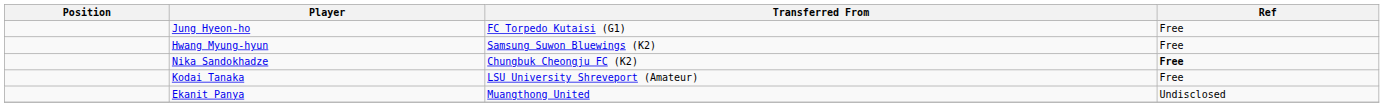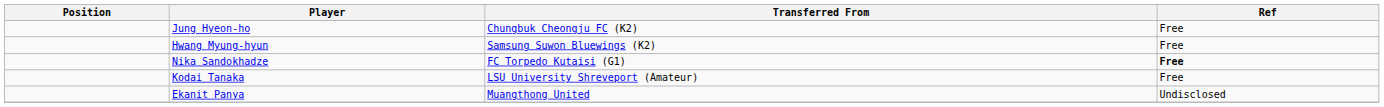(557, 29) FC Torpedo Kutaisi (G1) -> (563, 29) Chungbuk Cheongju FC (K2)
(563, 61) Chungbuk Cheongju FC (K2) -> (557, 61) FC Torpedo Kutaisi (G1)
